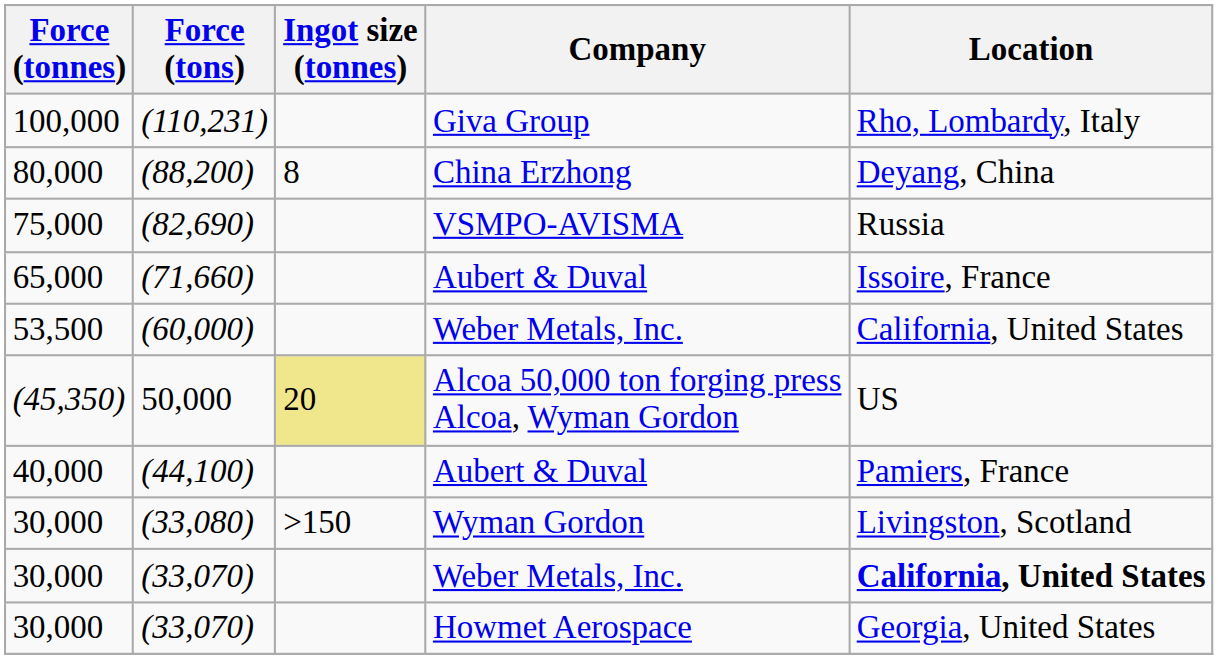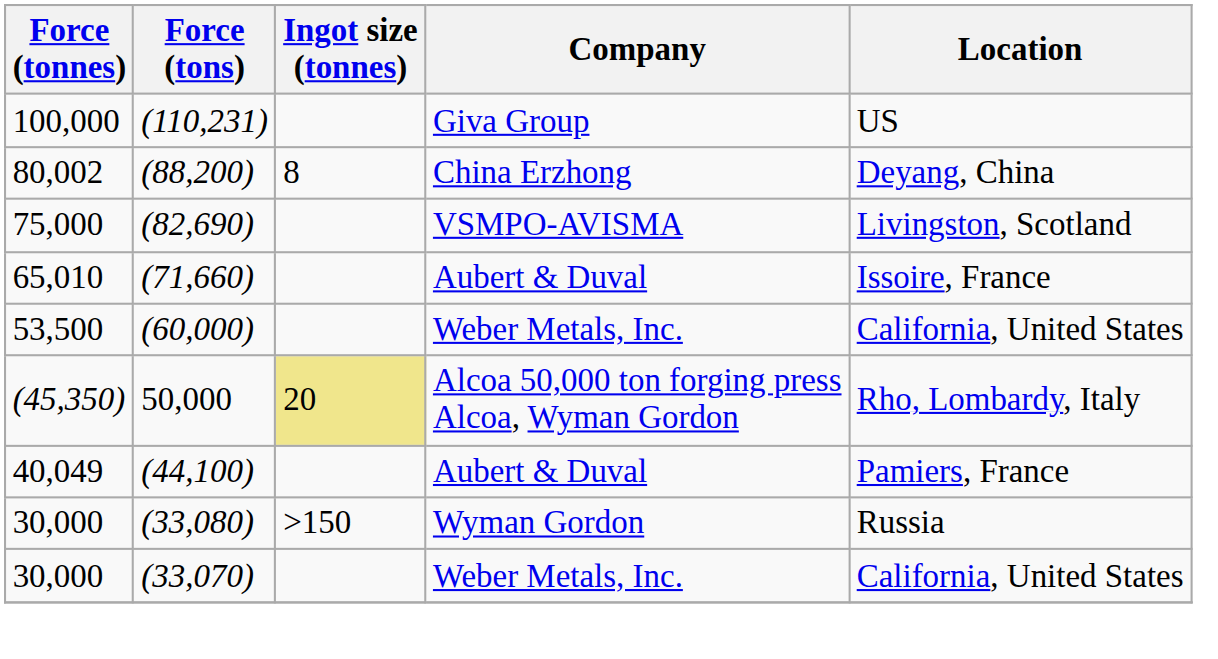(998, 119) Rho, Lombardy, Italy -> (878, 119) US
(58, 172) 80,000 -> (58, 172) 80,002
(901, 224) Russia -> (994, 224) Livingston, Scotland
(58, 276) 65,000 -> (58, 276) 65,010
(878, 399) US -> (998, 399) Rho, Lombardy, Italy
(58, 470) 40,000 -> (58, 470) 40,049
(994, 522) Livingston, Scotland -> (901, 522) Russia
(1031, 575) bold -> (1020, 575) normal
- row: (198, 627)
